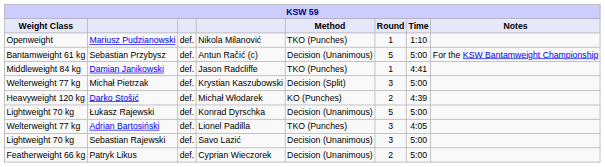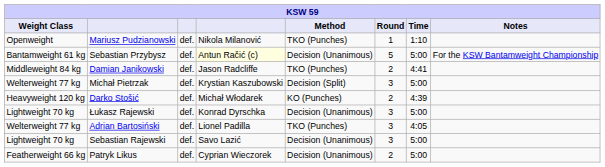(228, 54) no background -> (228, 54) lightyellow background
(391, 69) 1 -> (391, 69) 2
(391, 112) 5 -> (391, 112) 3
